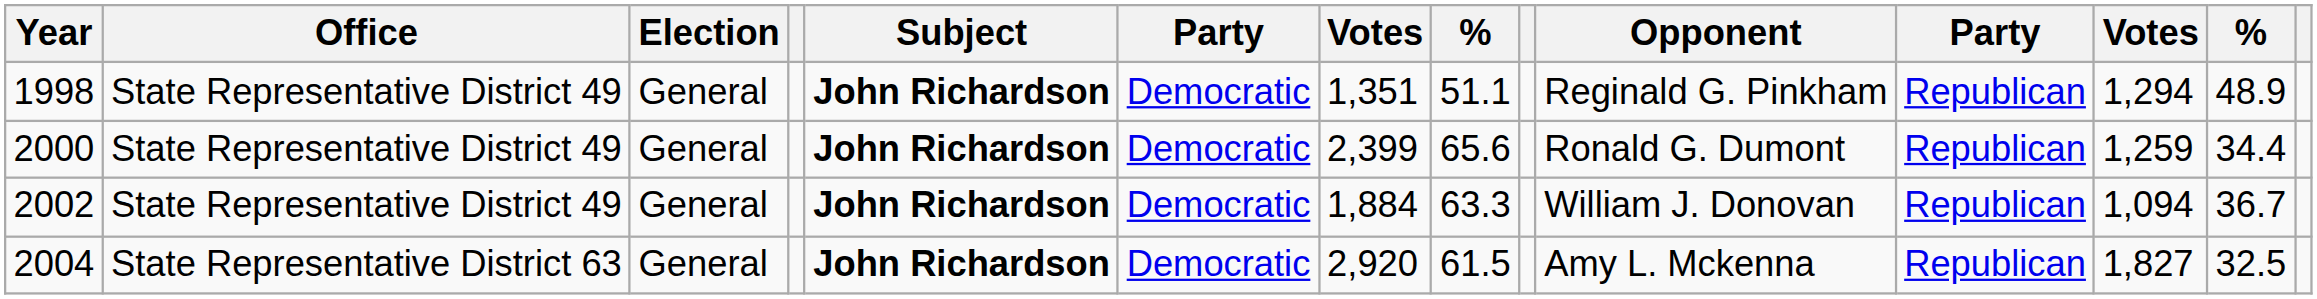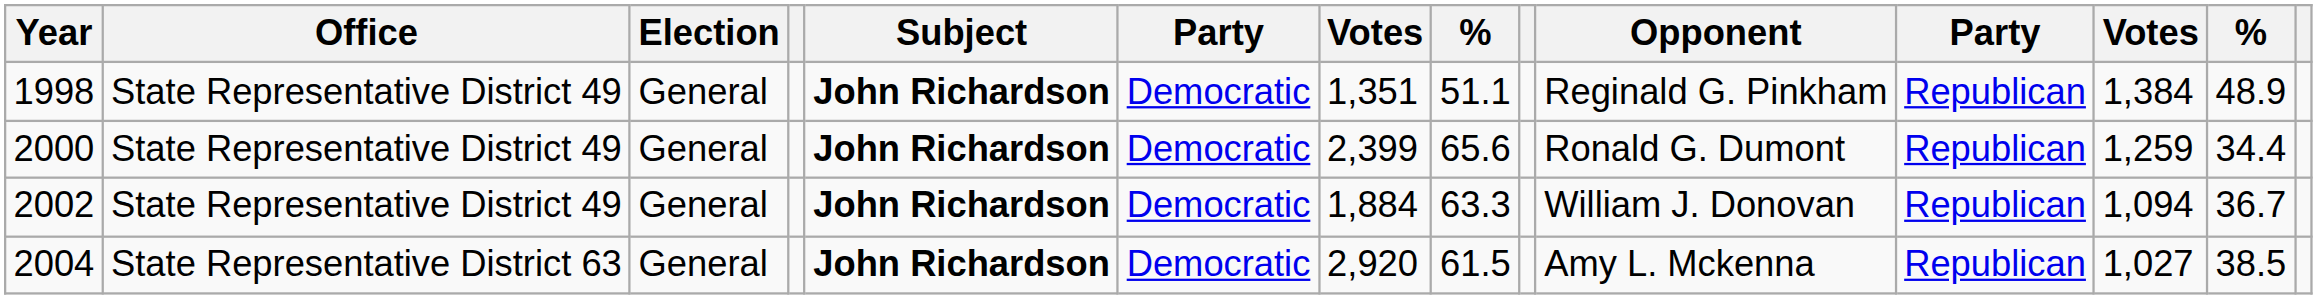(2148, 90) 1,294 -> (2148, 90) 1,384
(2148, 263) 1,827 -> (2148, 263) 1,027
(2251, 263) 32.5 -> (2251, 263) 38.5
